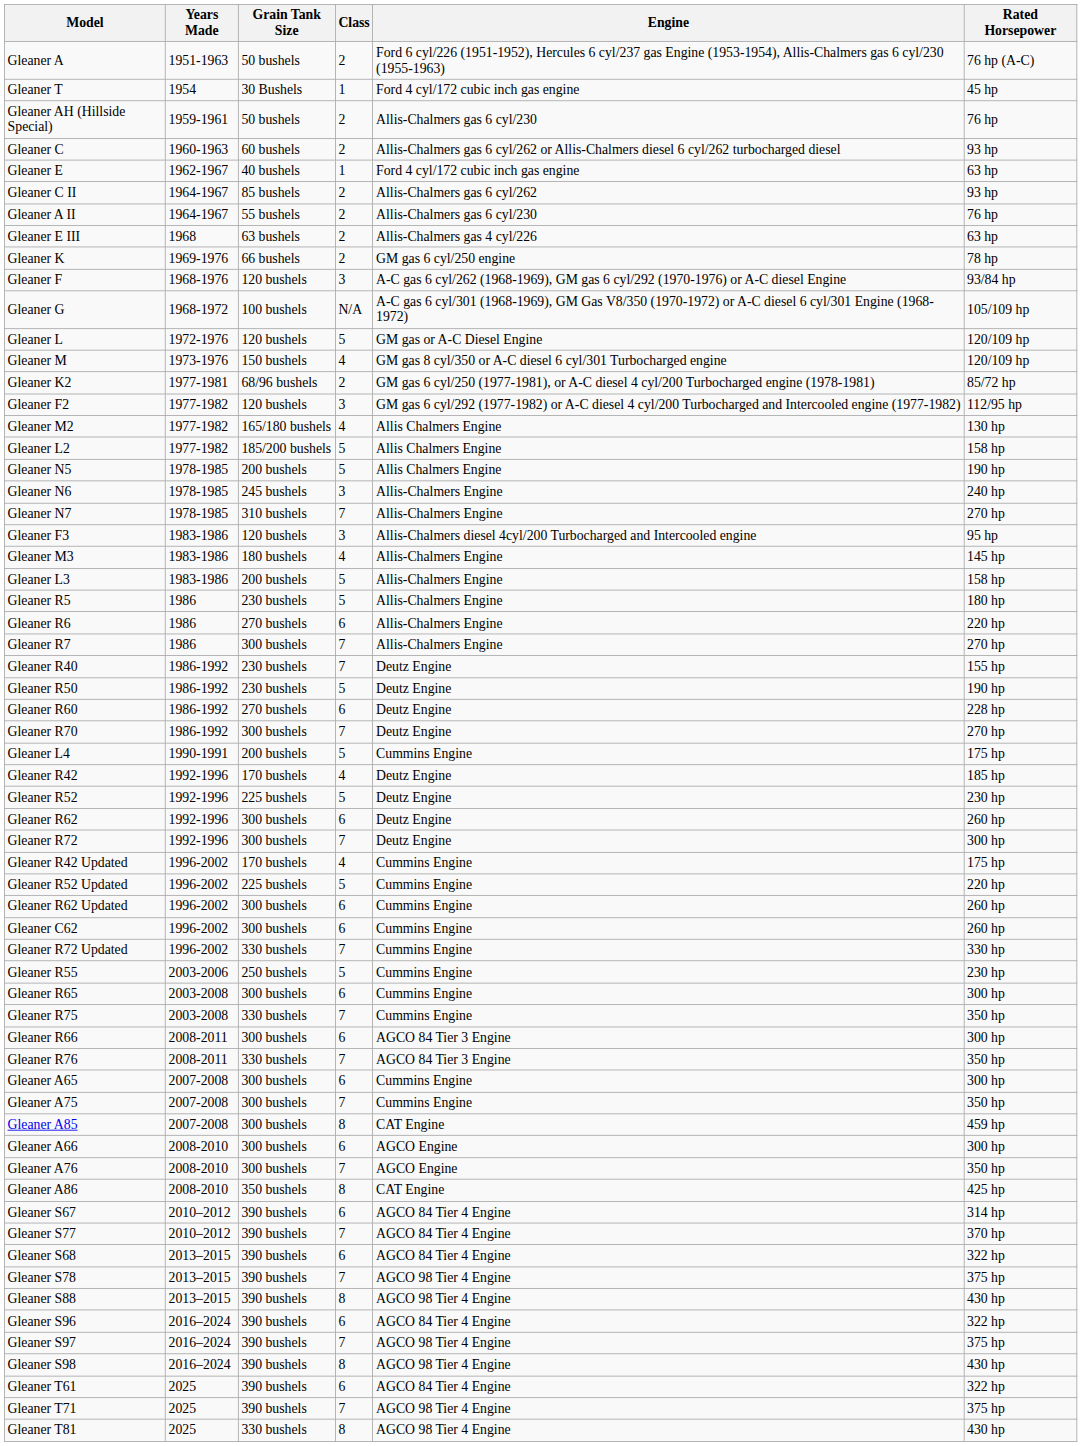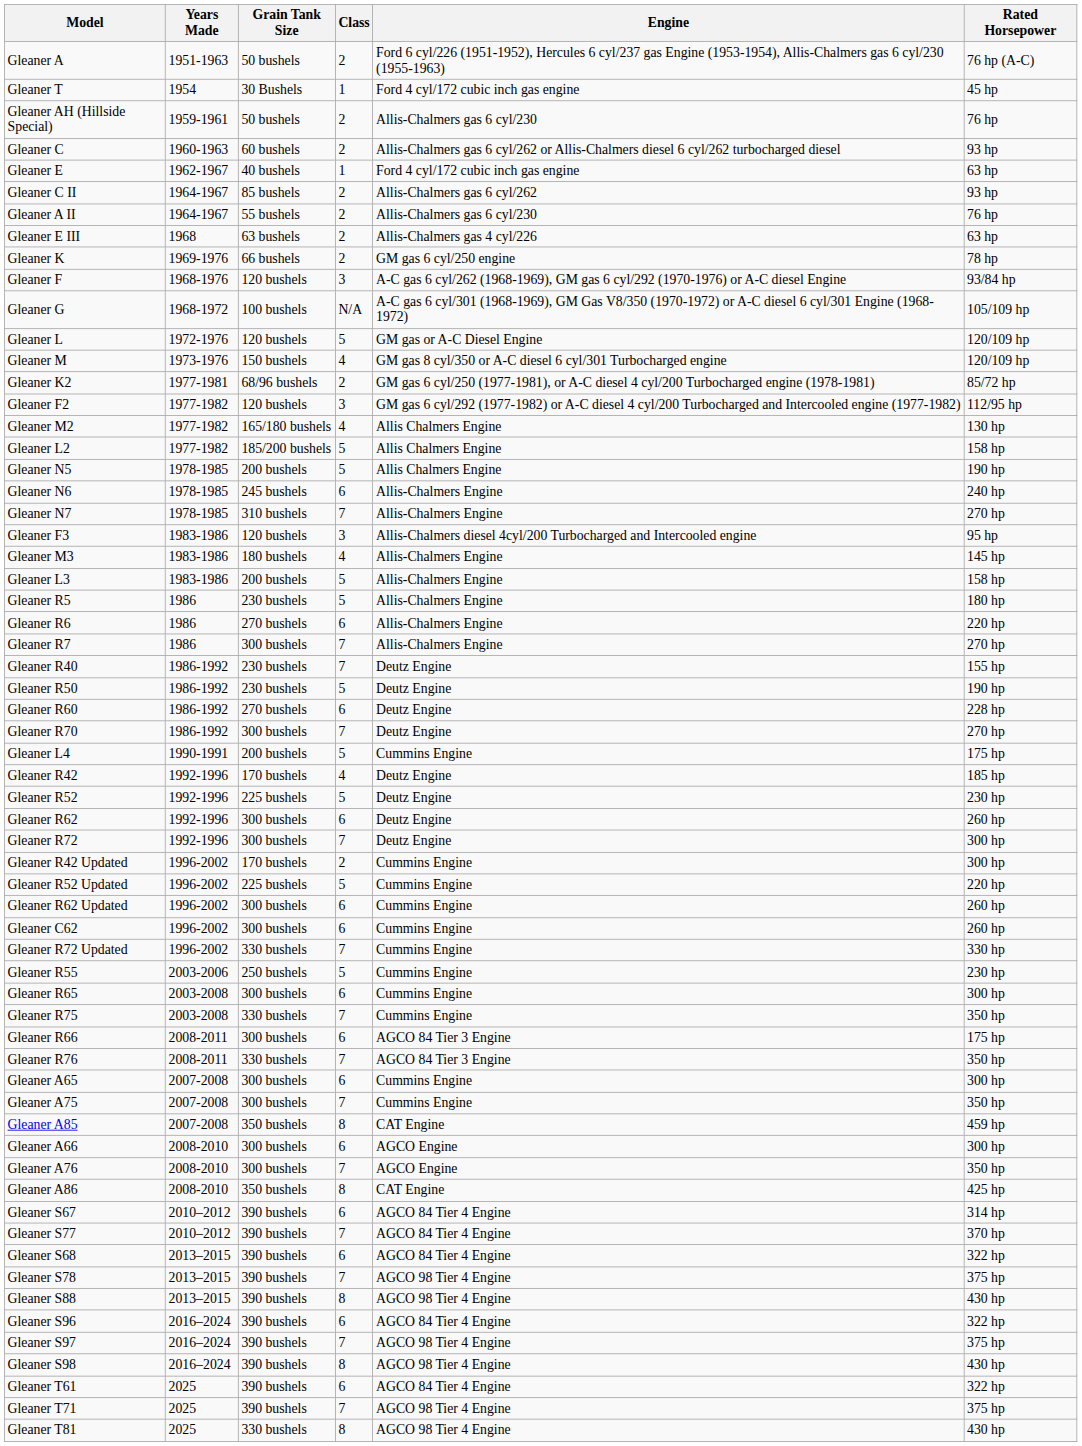(342, 491) 3 -> (342, 491) 6
(342, 862) 4 -> (342, 862) 2
(986, 862) 175 hp -> (986, 862) 300 hp
(986, 1037) 300 hp -> (986, 1037) 175 hp
(274, 1124) 300 bushels -> (274, 1124) 350 bushels
